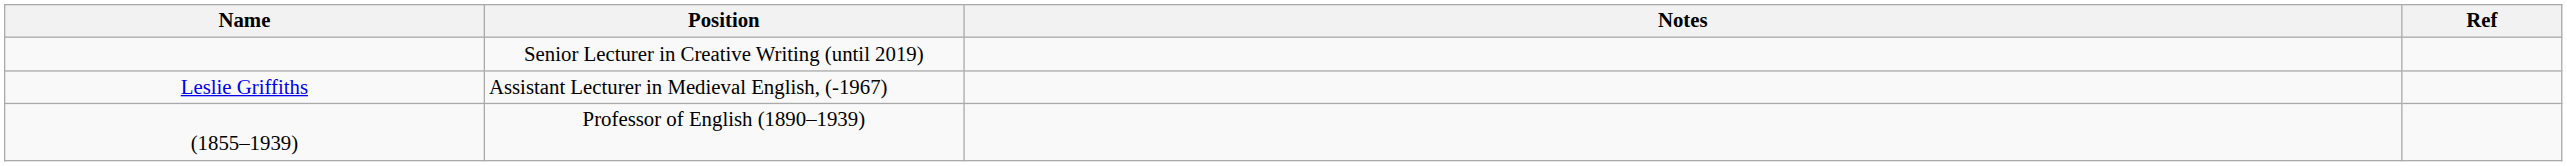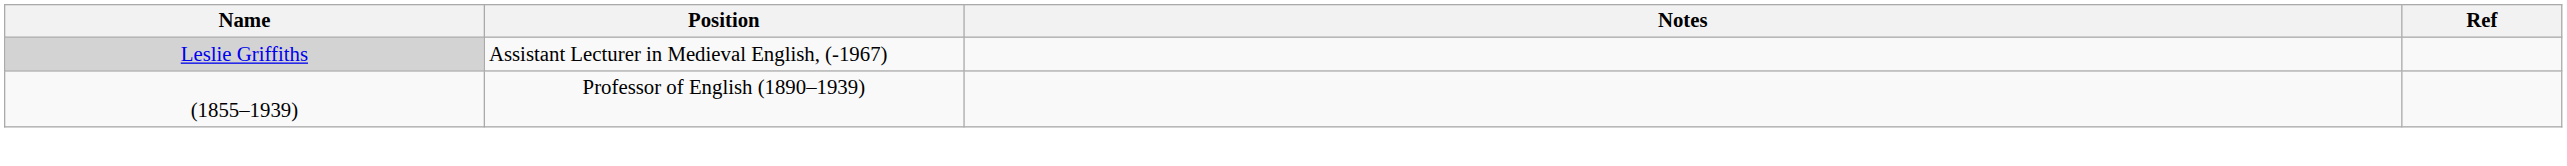- row: (724, 53)
(244, 86) no background -> (244, 53) lightgrey background
